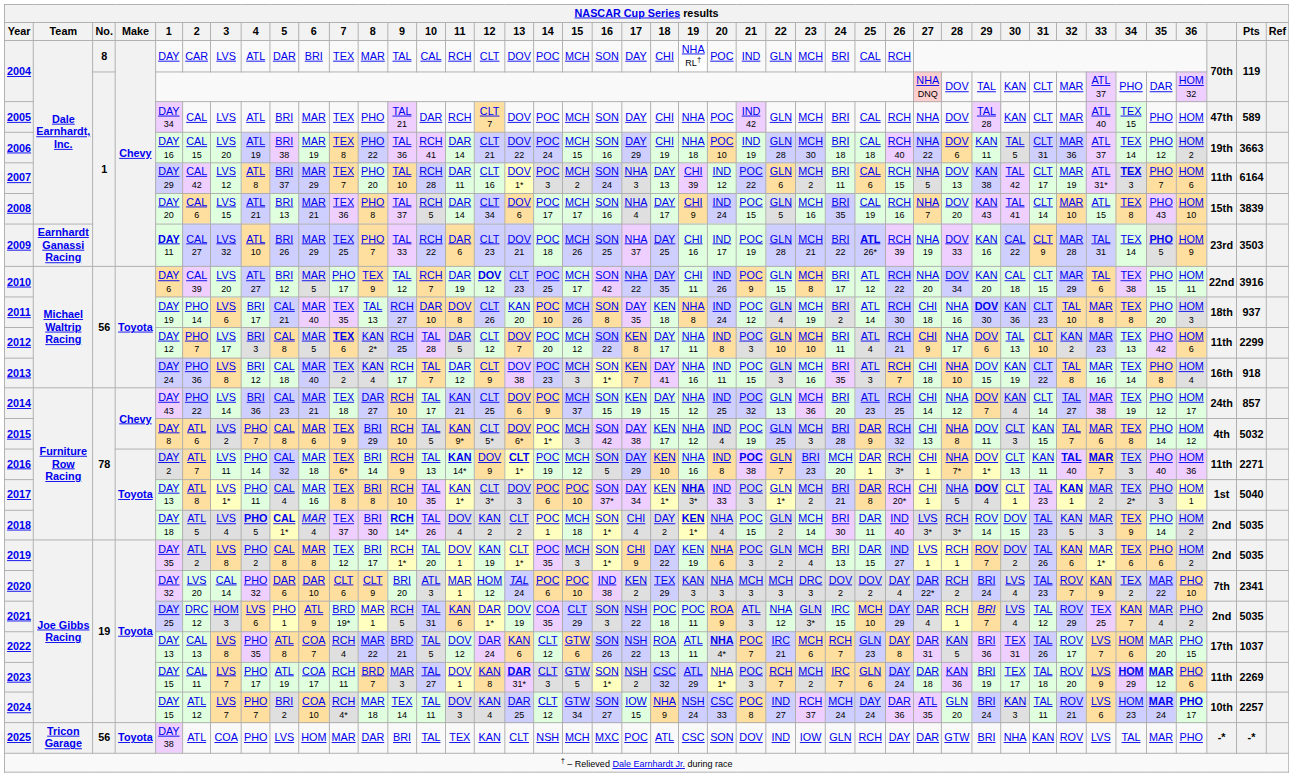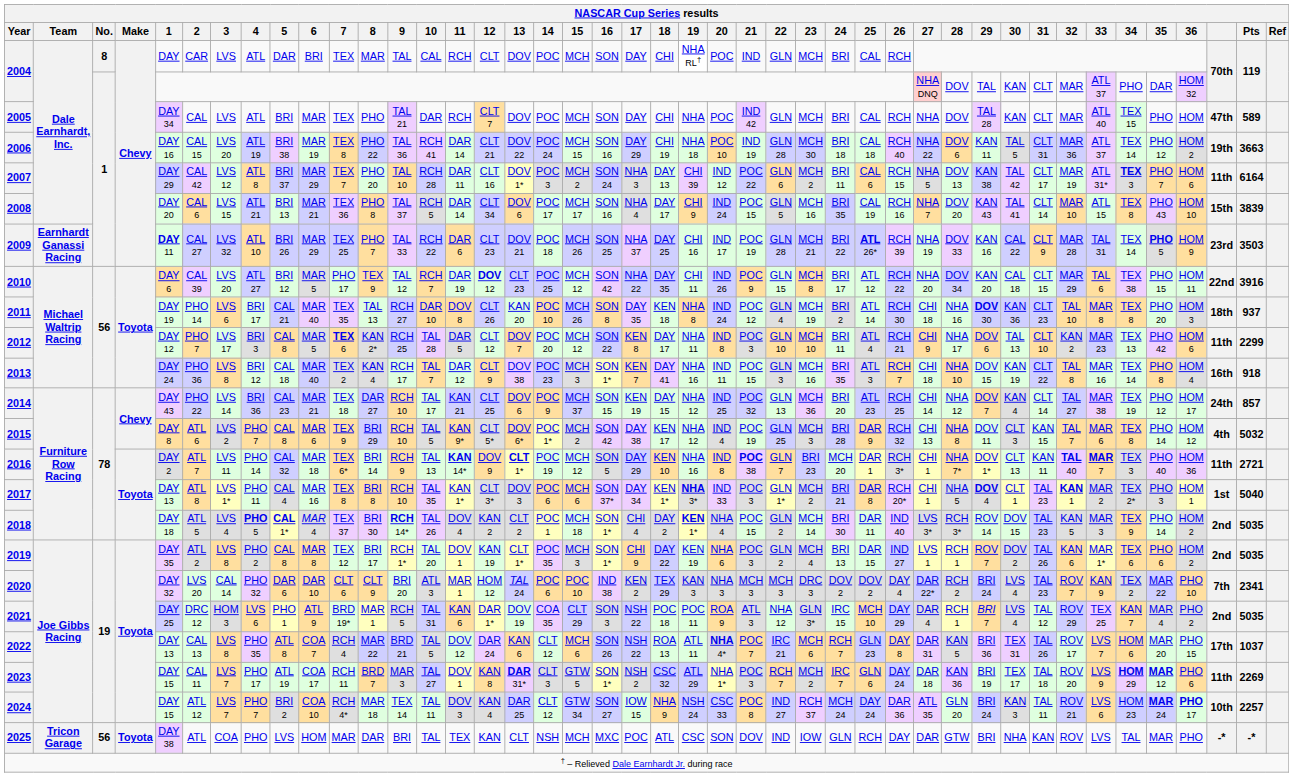(577, 281) MCH 17 -> (577, 281) MCH 12
(577, 433) MCH 3 -> (577, 433) MCH 2
(1251, 464) 2271 -> (1251, 464) 2721
(577, 494) POC 10 -> (577, 494) MCH 6
(577, 646) GTW 6 -> (577, 646) MCH 6
